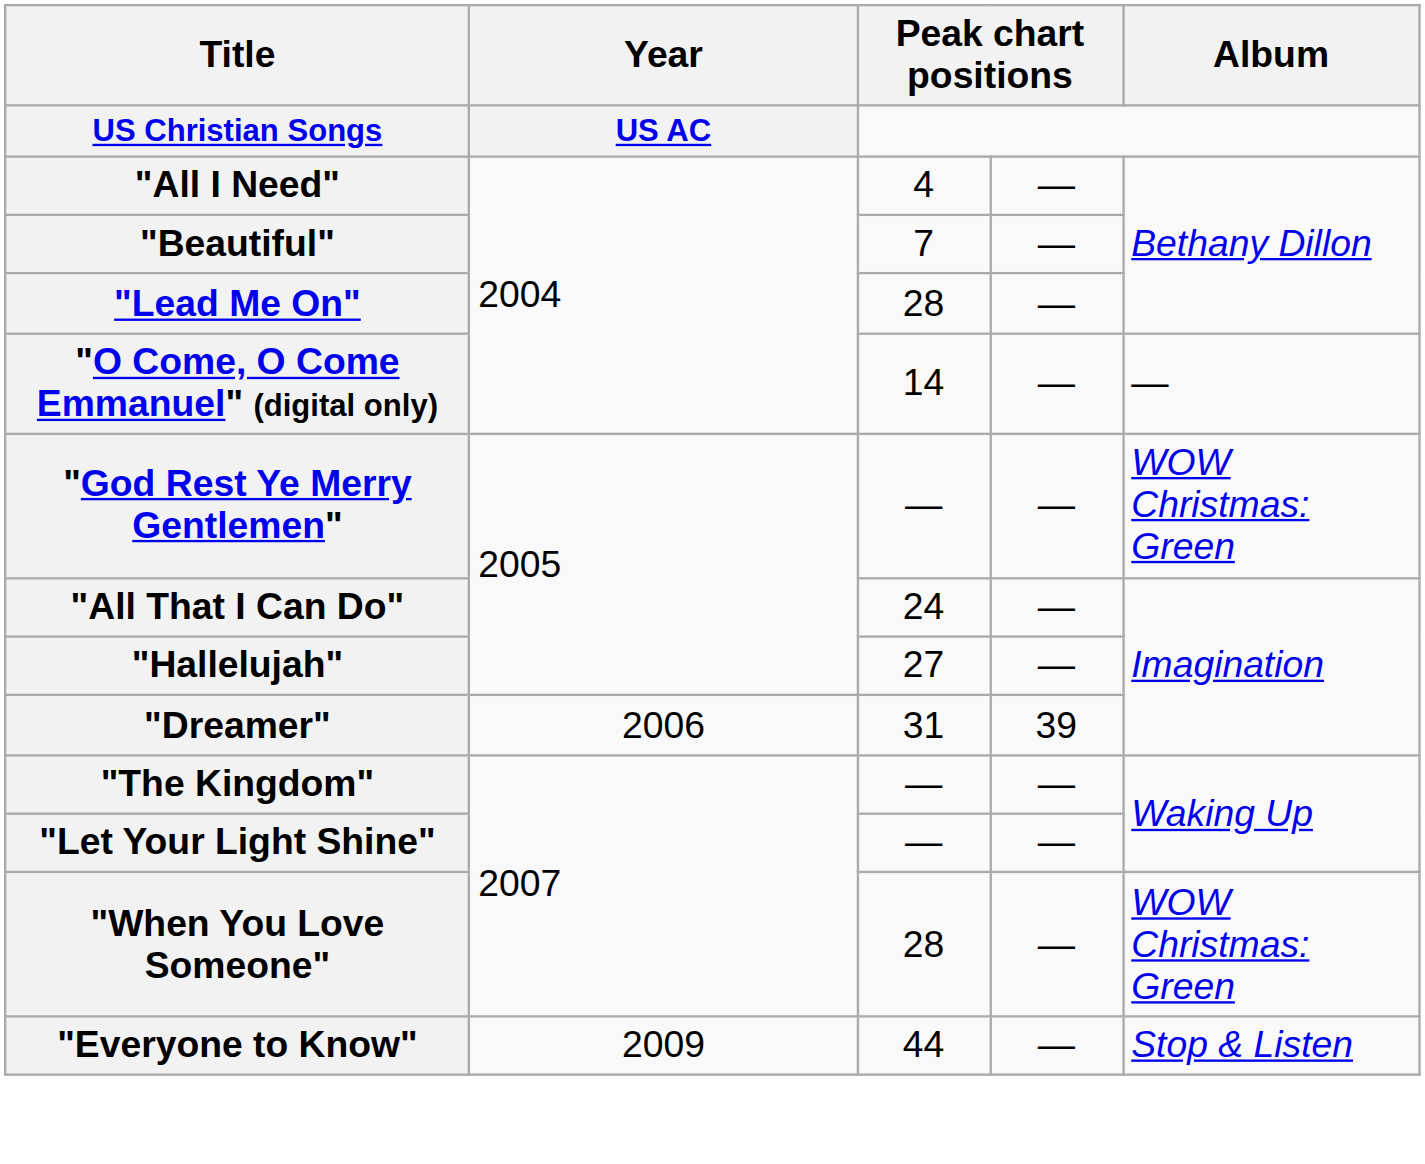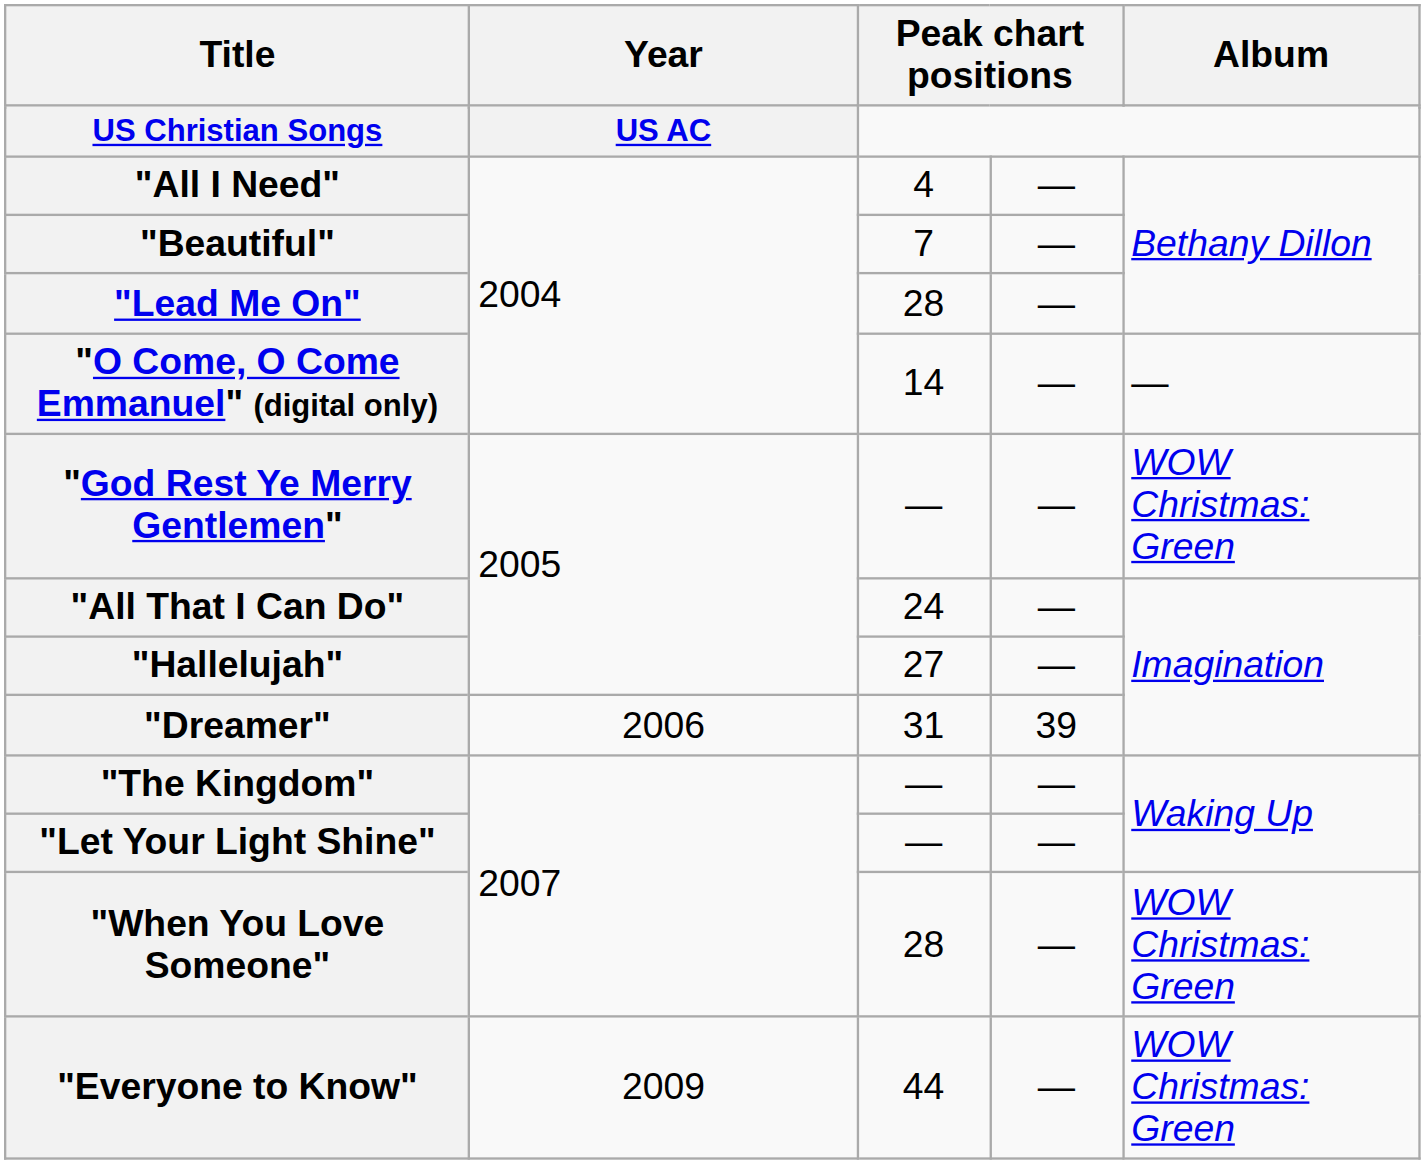(1242, 1044) Stop & Listen -> (1220, 1086) WOW Christmas: Green
